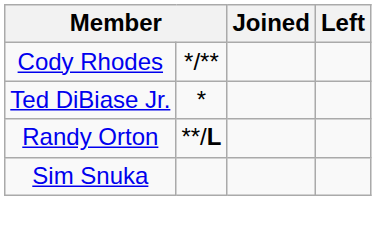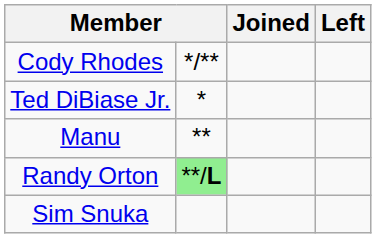+ row: (90, 137)
(201, 137) no background -> (201, 175) lightgreen background
